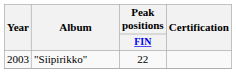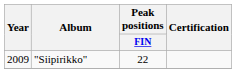(18, 59) 2003 -> (18, 59) 2009
